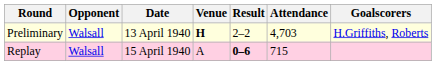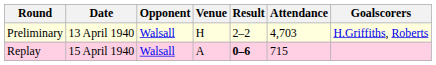columns swapped: (157, 13) <-> (94, 13)
(200, 32) bold -> (200, 32) normal
